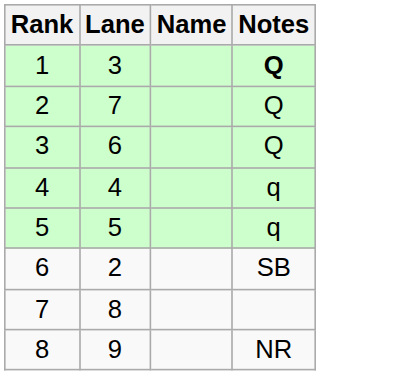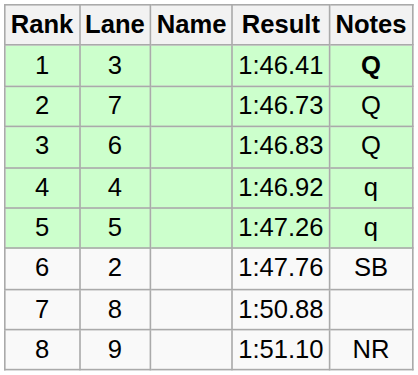+ column: (281, 24)
